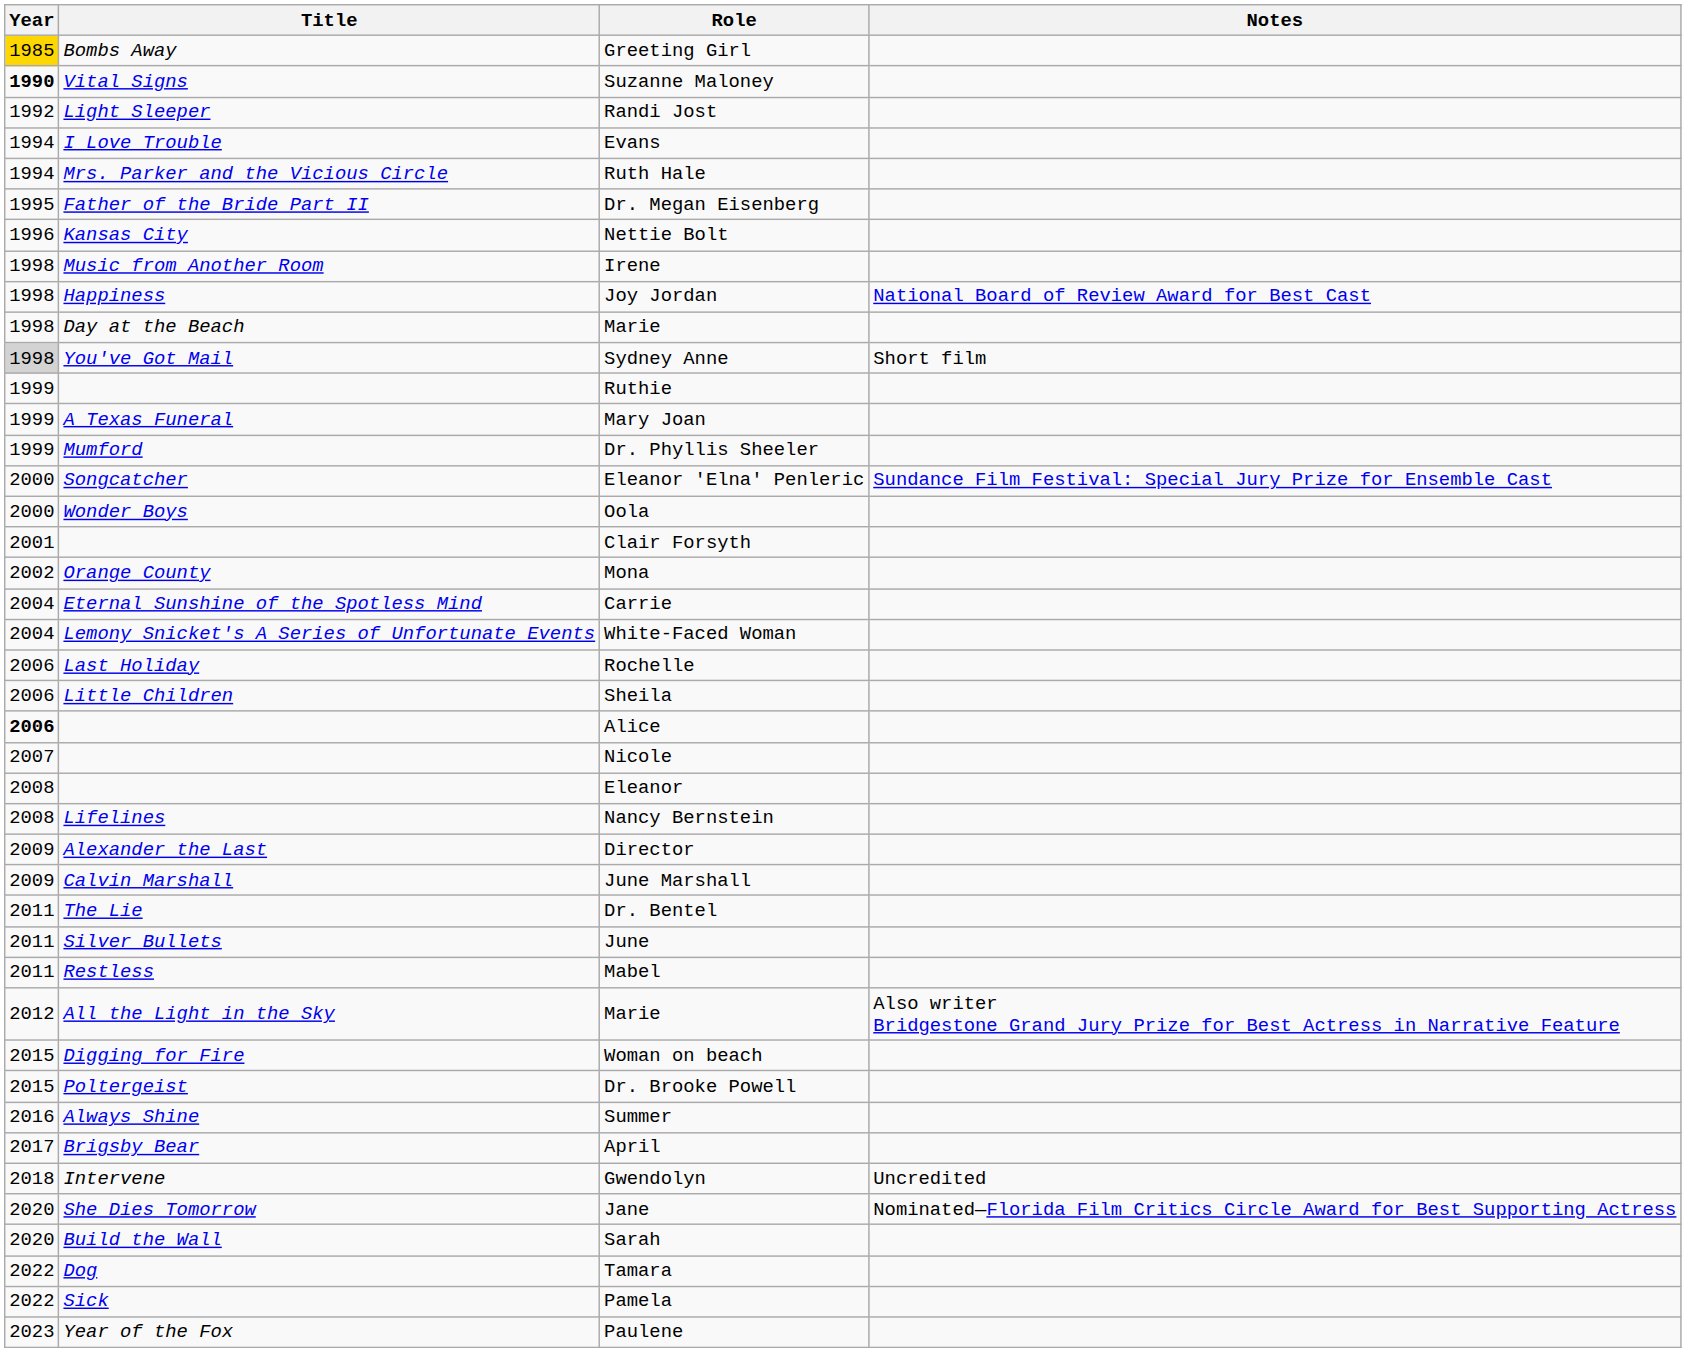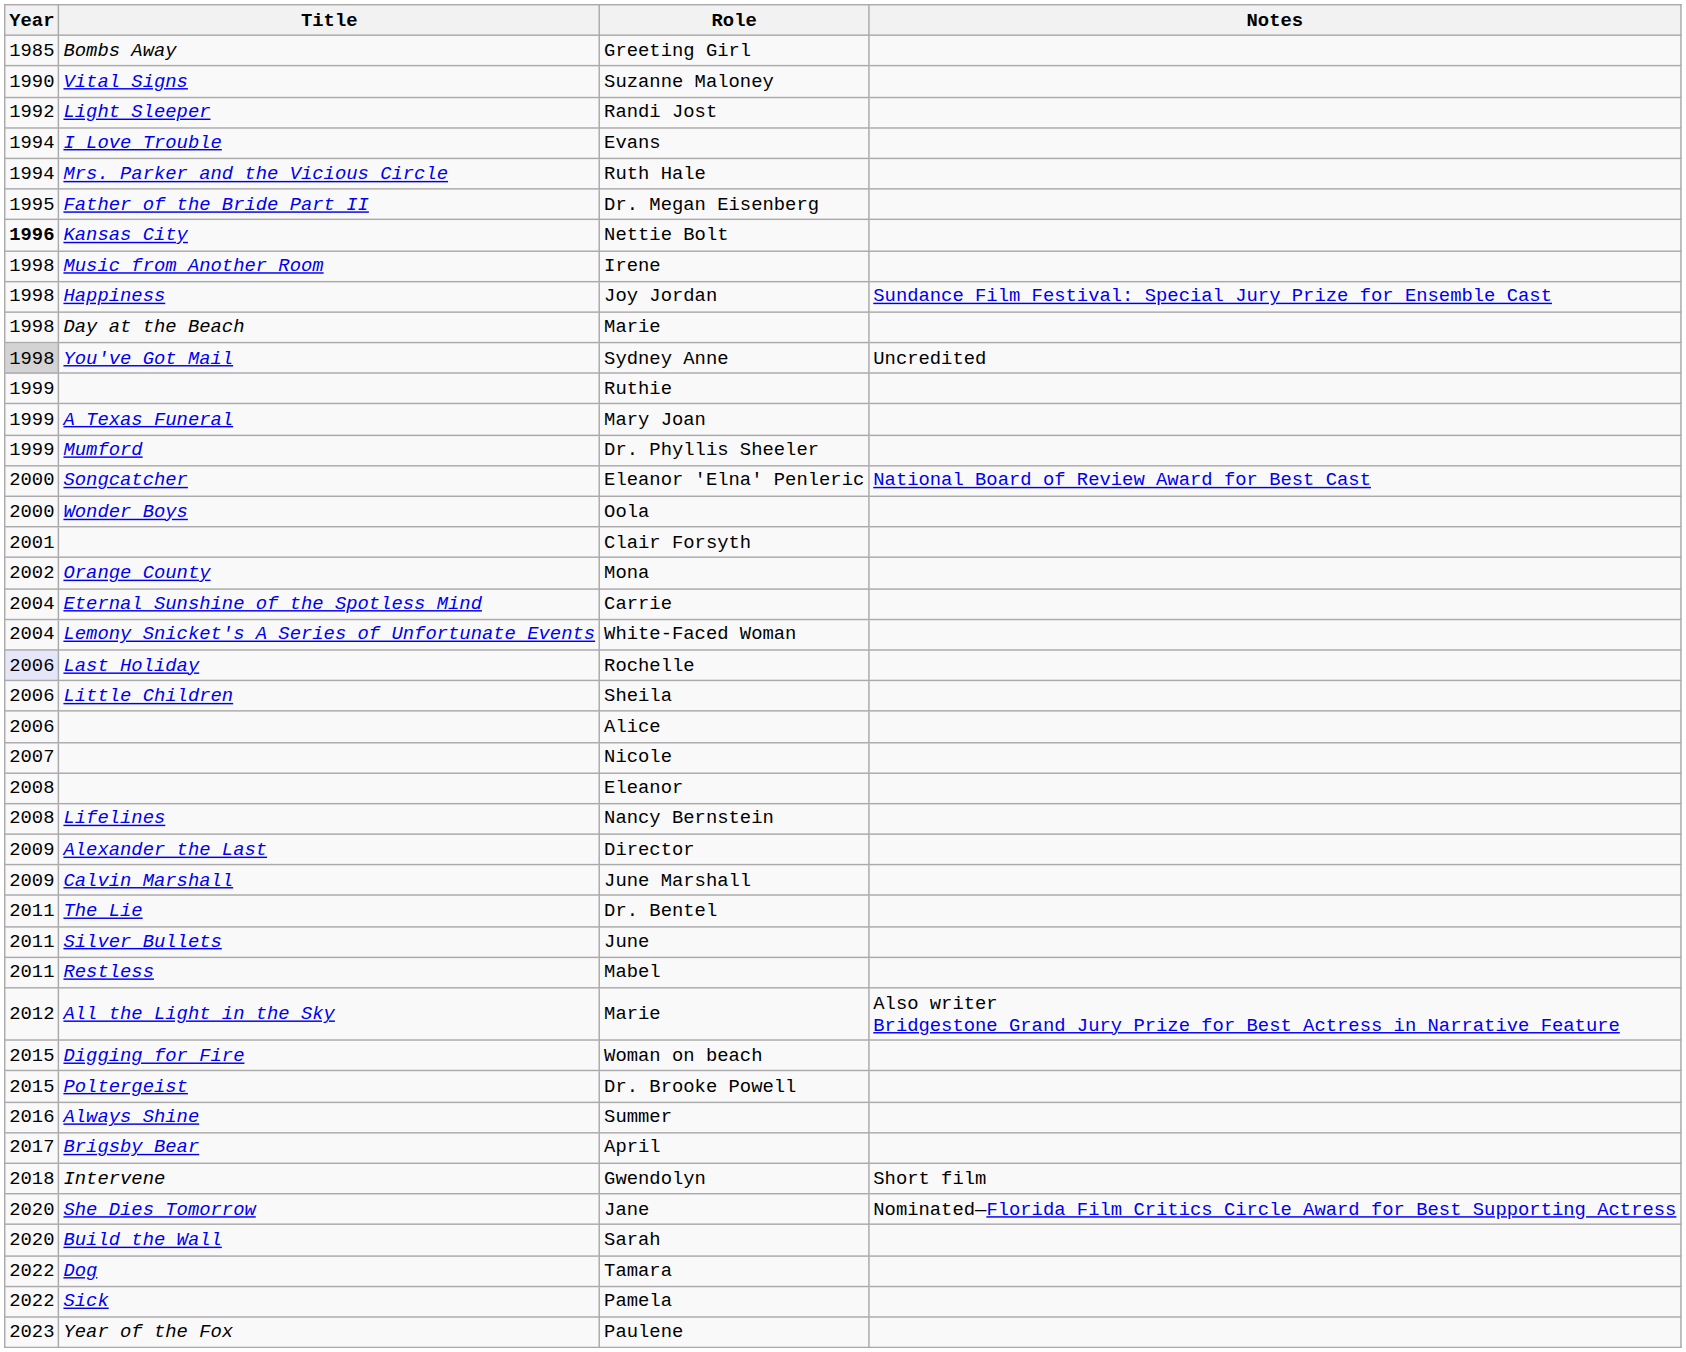(32, 51) gold background -> (32, 51) no background
(32, 82) bold -> (32, 82) normal
(32, 235) normal -> (32, 235) bold
(1122, 297) National Board of Review Award for Best Cast -> (1213, 297) Sundance Film Festival: Special Jury Prize for Ensemble Cast
(930, 358) Short film -> (930, 358) Uncredited
(1213, 481) Sundance Film Festival: Special Jury Prize for Ensemble Cast -> (1122, 481) National Board of Review Award for Best Cast
(32, 665) no background -> (32, 665) lavender background
(32, 727) bold -> (32, 727) normal
(930, 1179) Uncredited -> (930, 1179) Short film
